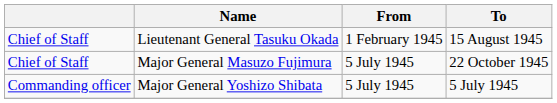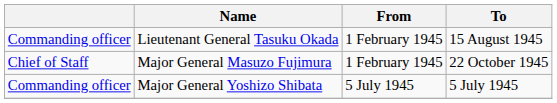(48, 39) Chief of Staff -> (69, 39) Commanding officer
(380, 62) 5 July 1945 -> (394, 62) 1 February 1945
